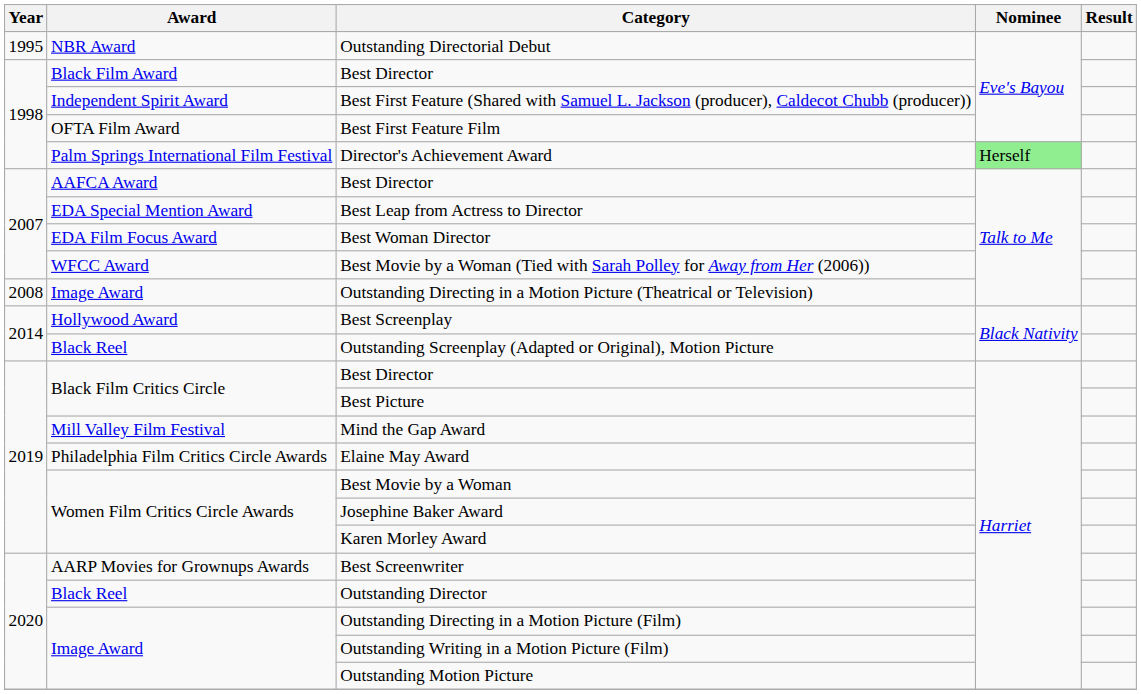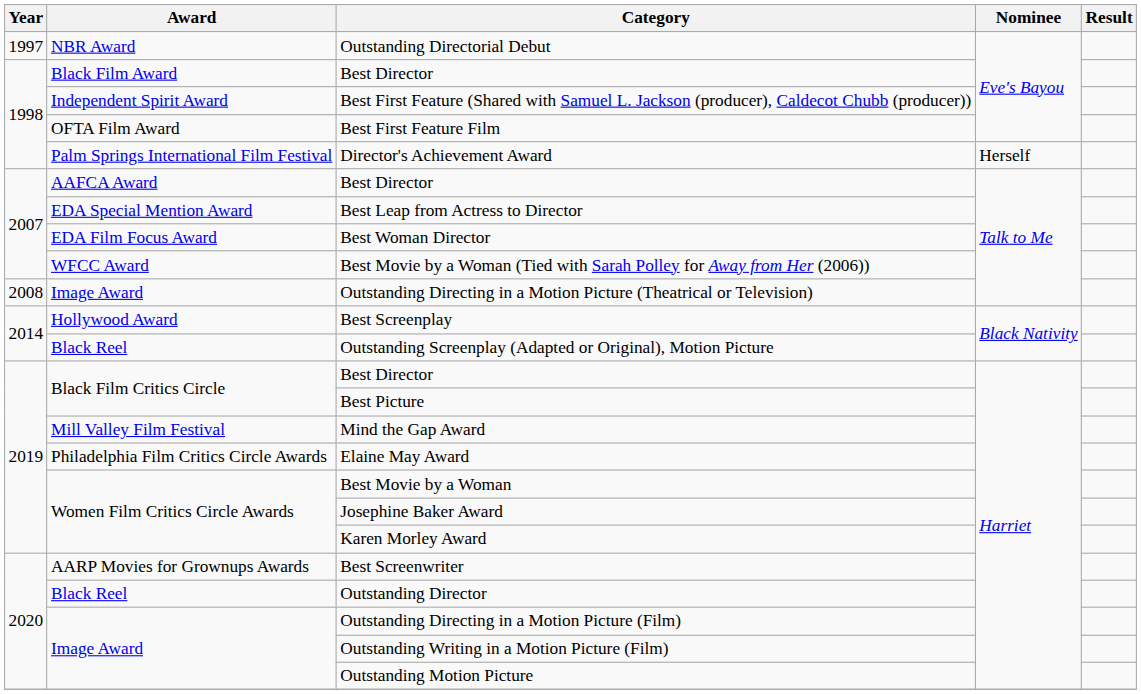(26, 45) 1995 -> (26, 45) 1997
(1005, 155) lightgreen background -> (1005, 155) no background
